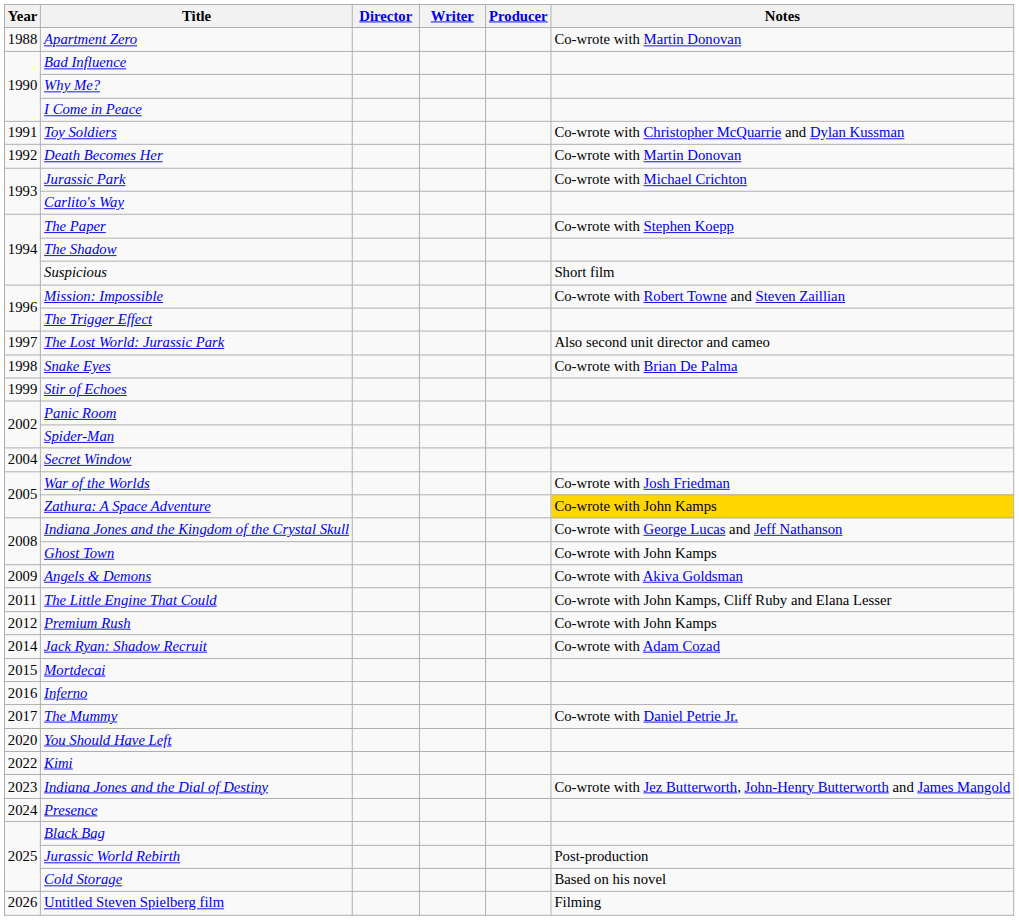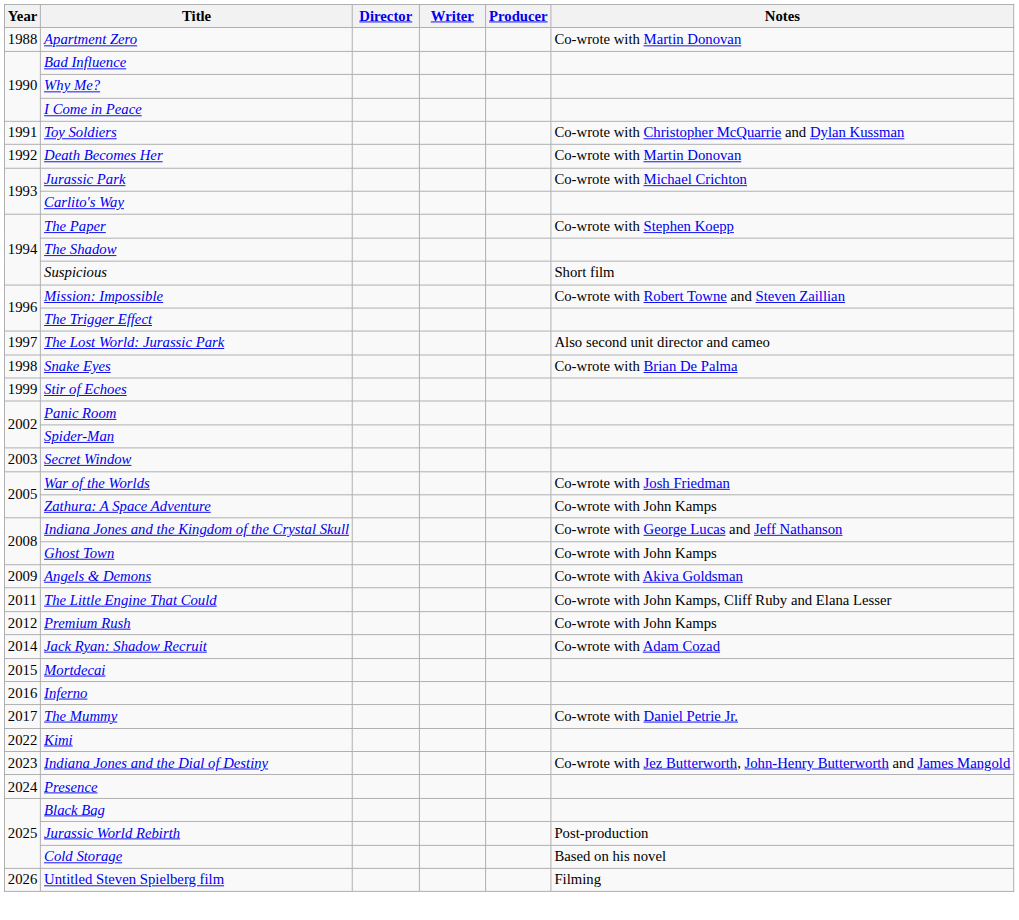(23, 459) 2004 -> (23, 459) 2003
(636, 506) gold background -> (636, 506) no background
- row: (108, 739)
